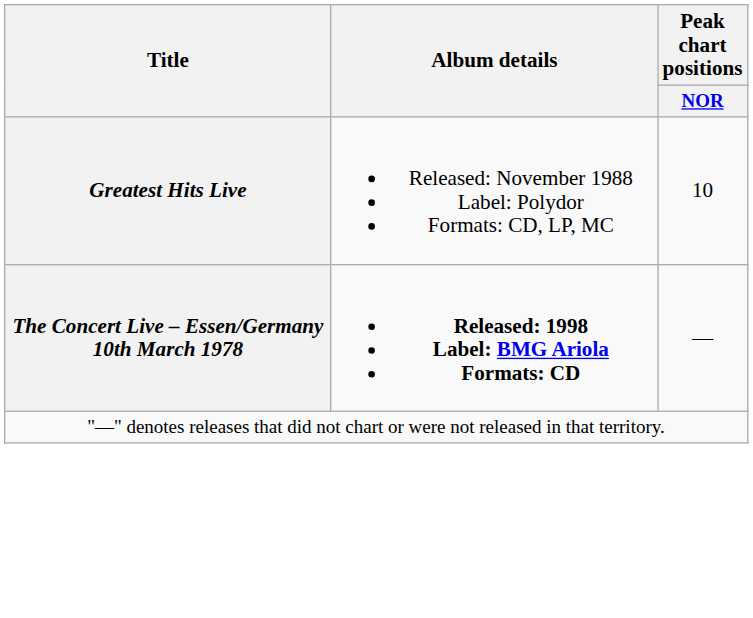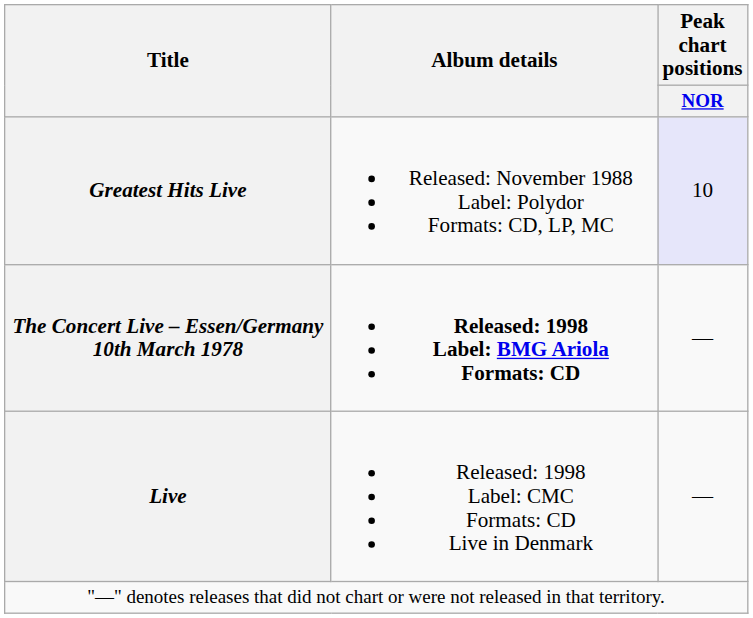(703, 190) no background -> (703, 190) lavender background
+ row: (168, 496)
